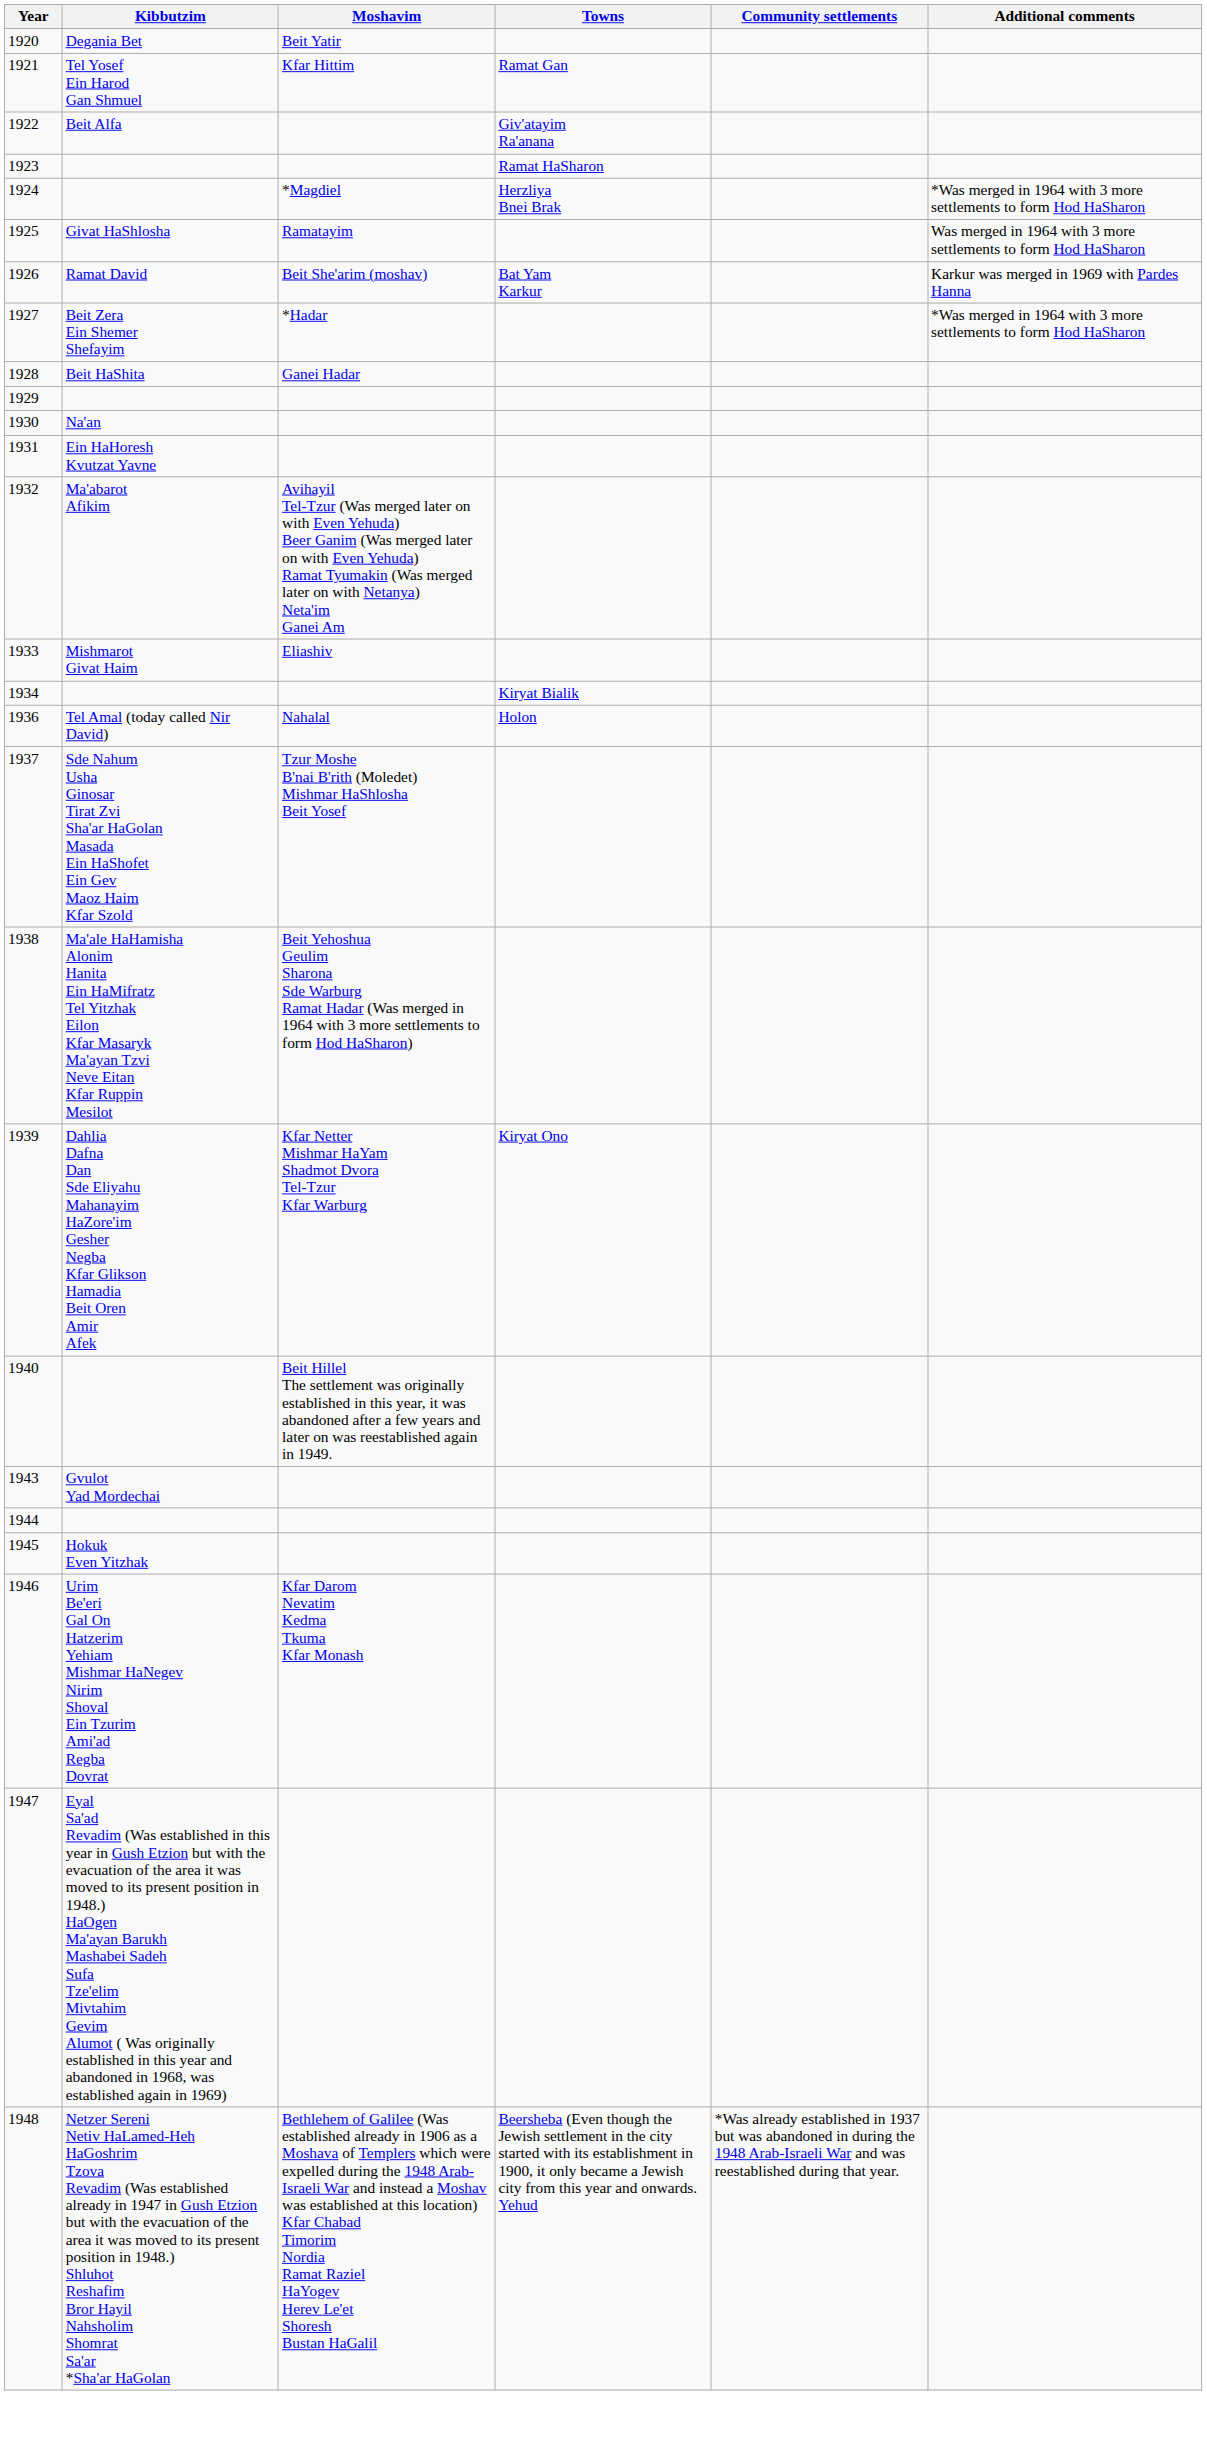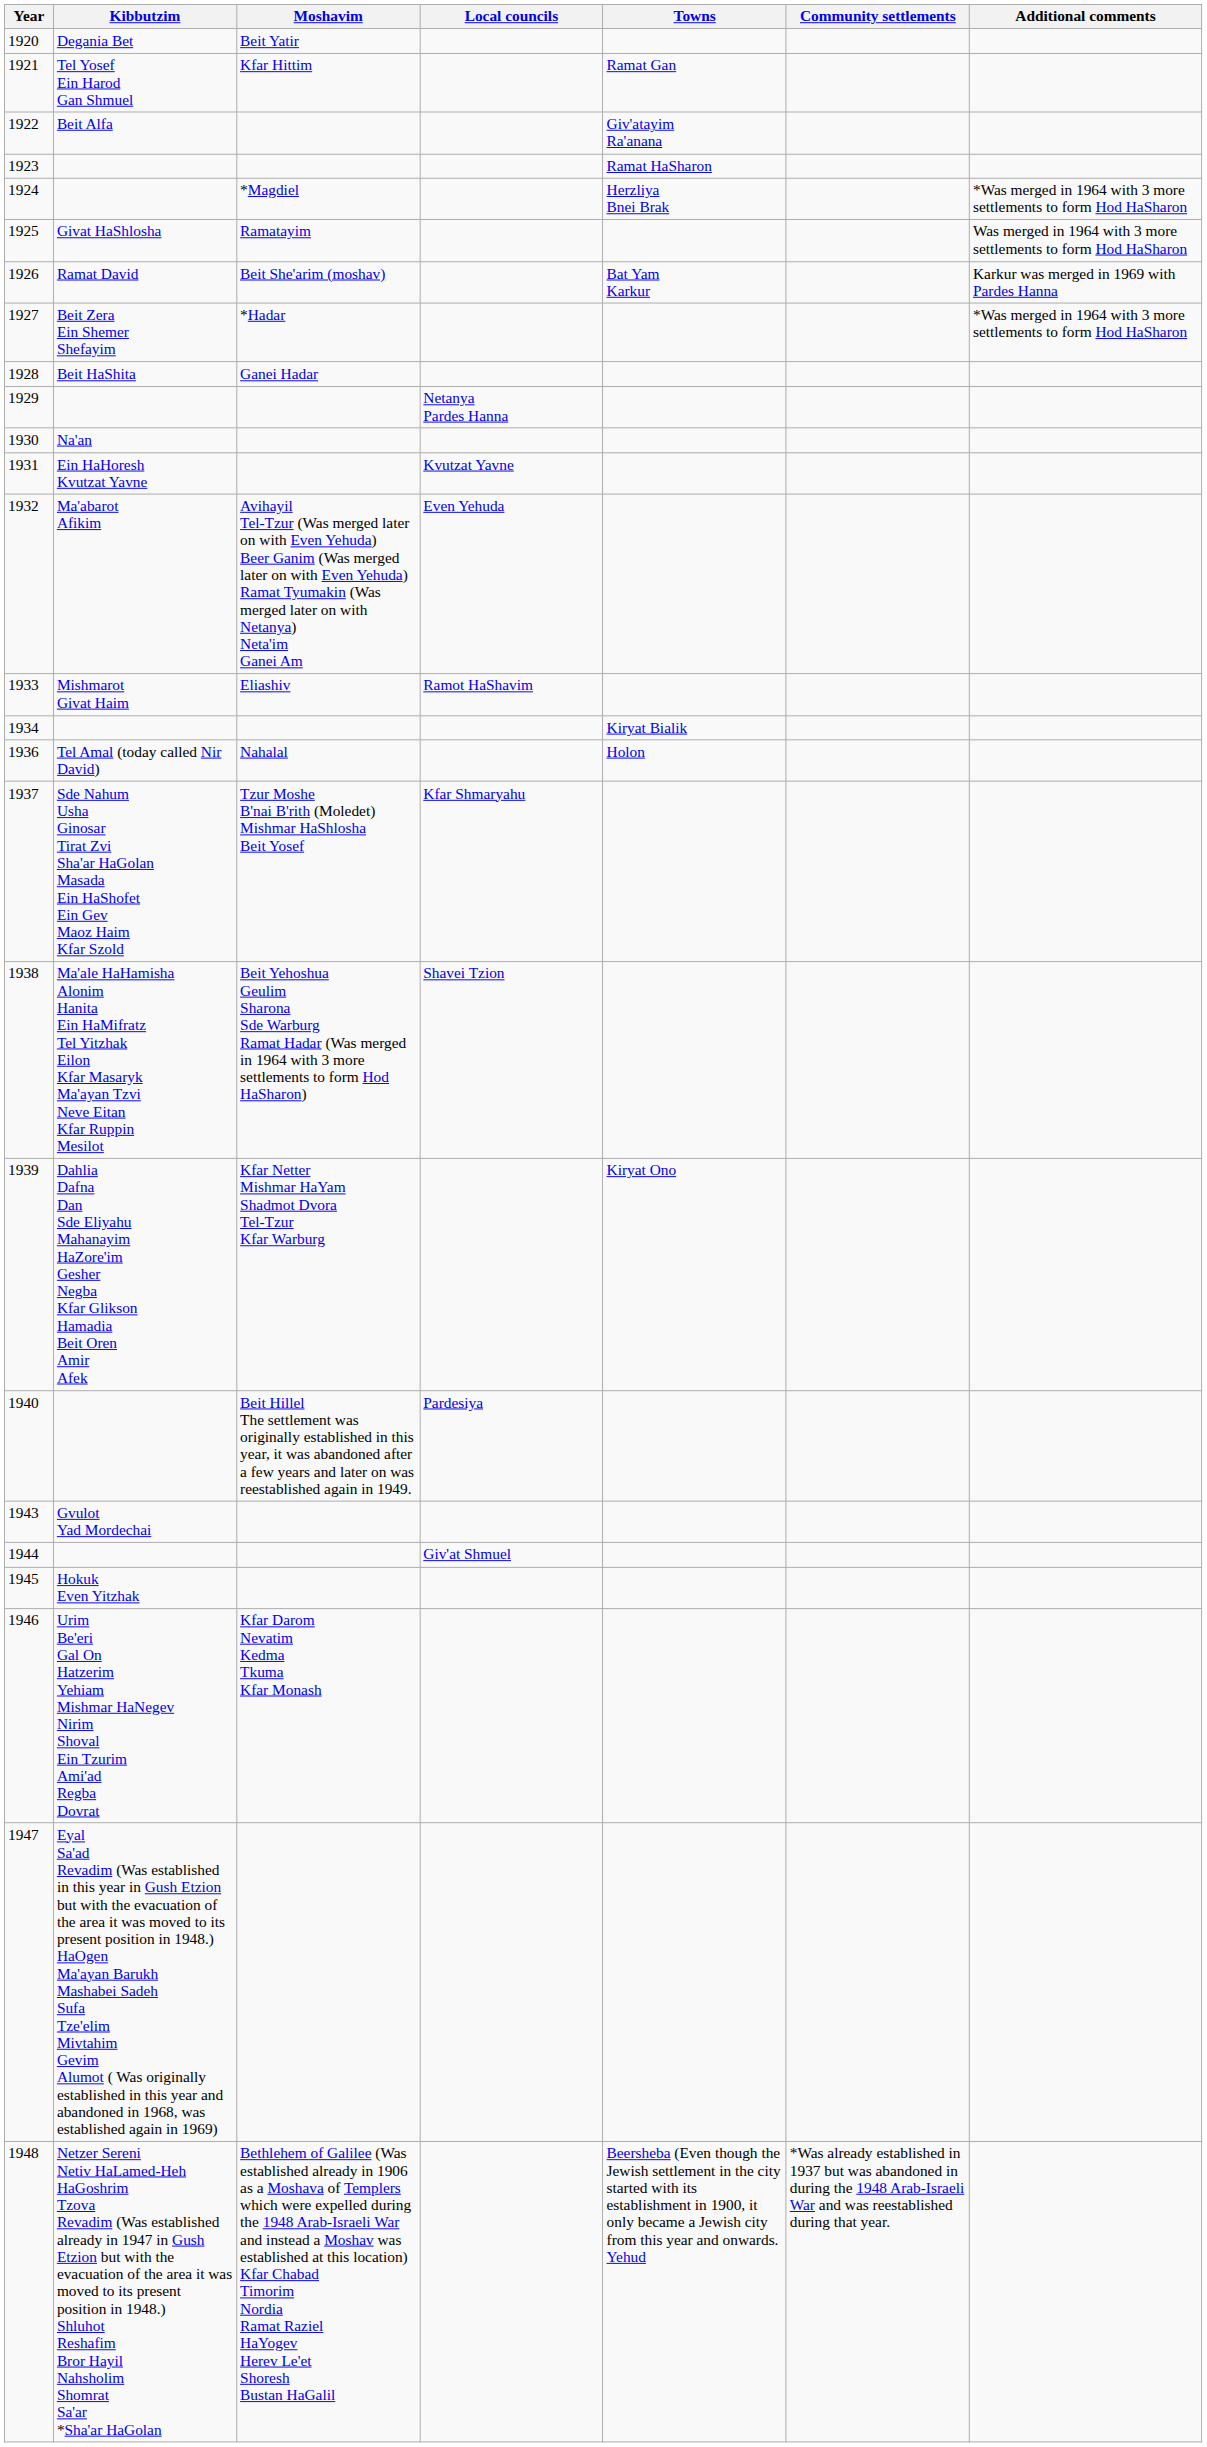+ column: (511, 16)
